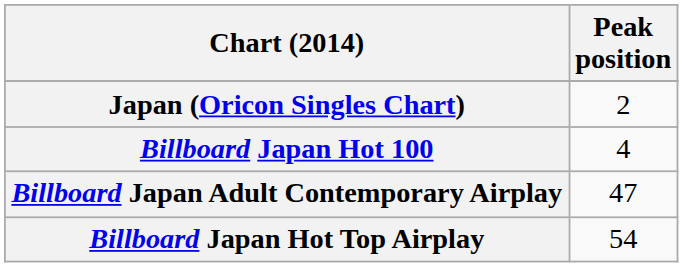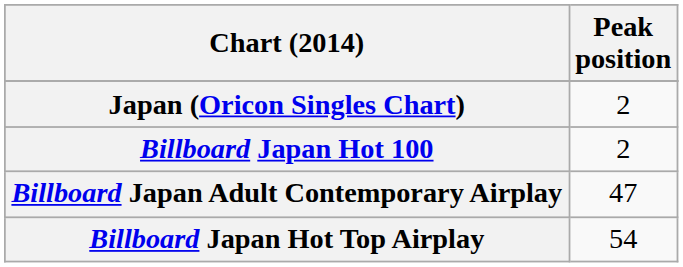(623, 148) 4 -> (623, 148) 2
